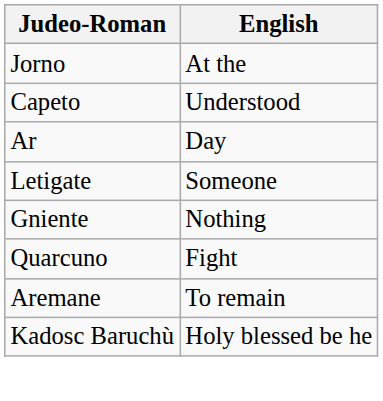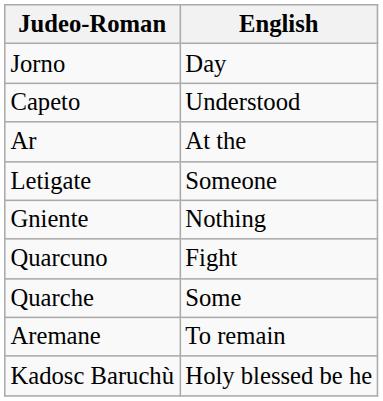(216, 63) At the -> (206, 63) Day
(206, 141) Day -> (216, 141) At the
+ row: (52, 297)
